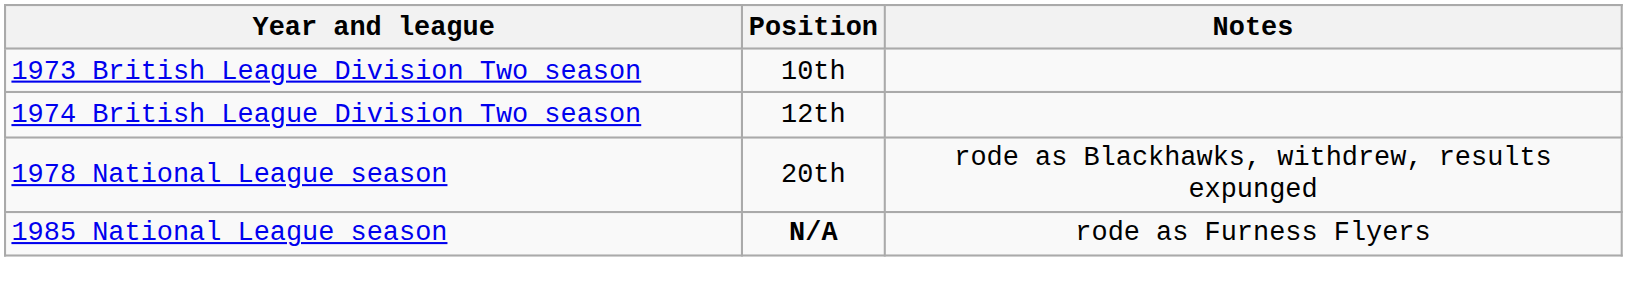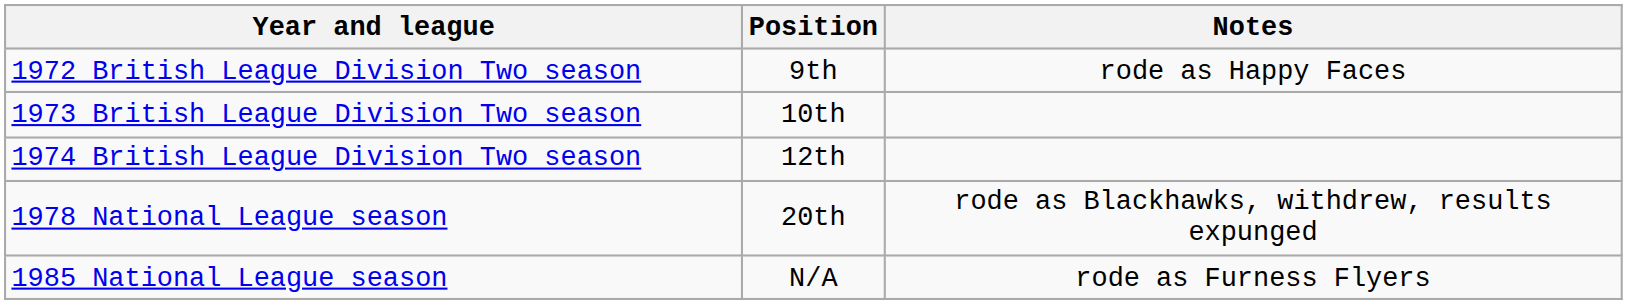+ row: (326, 71)
(813, 233) bold -> (813, 277) normal
